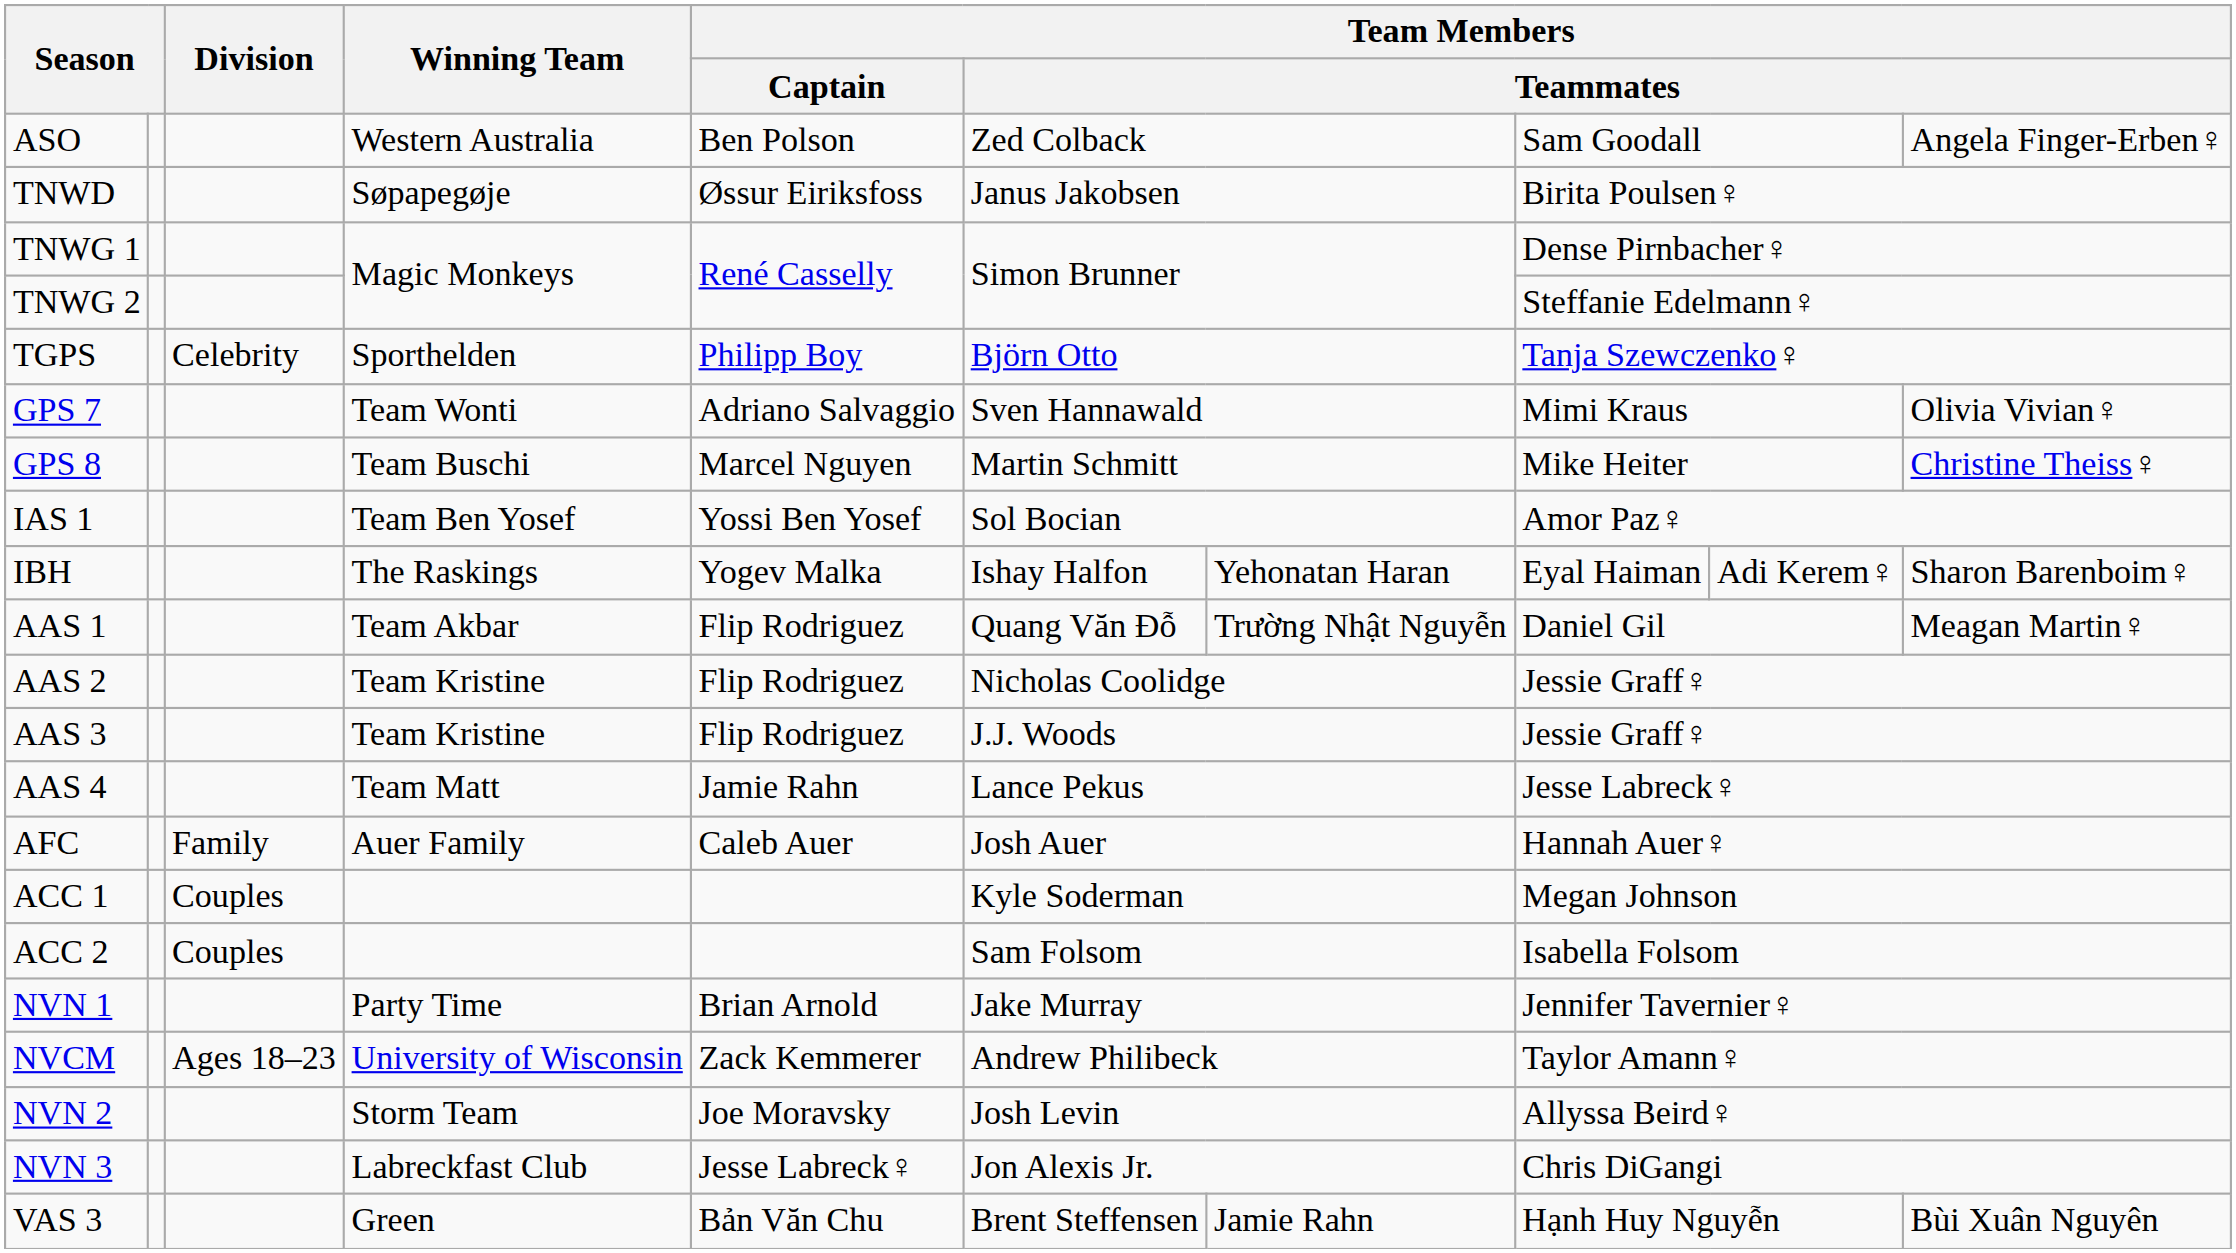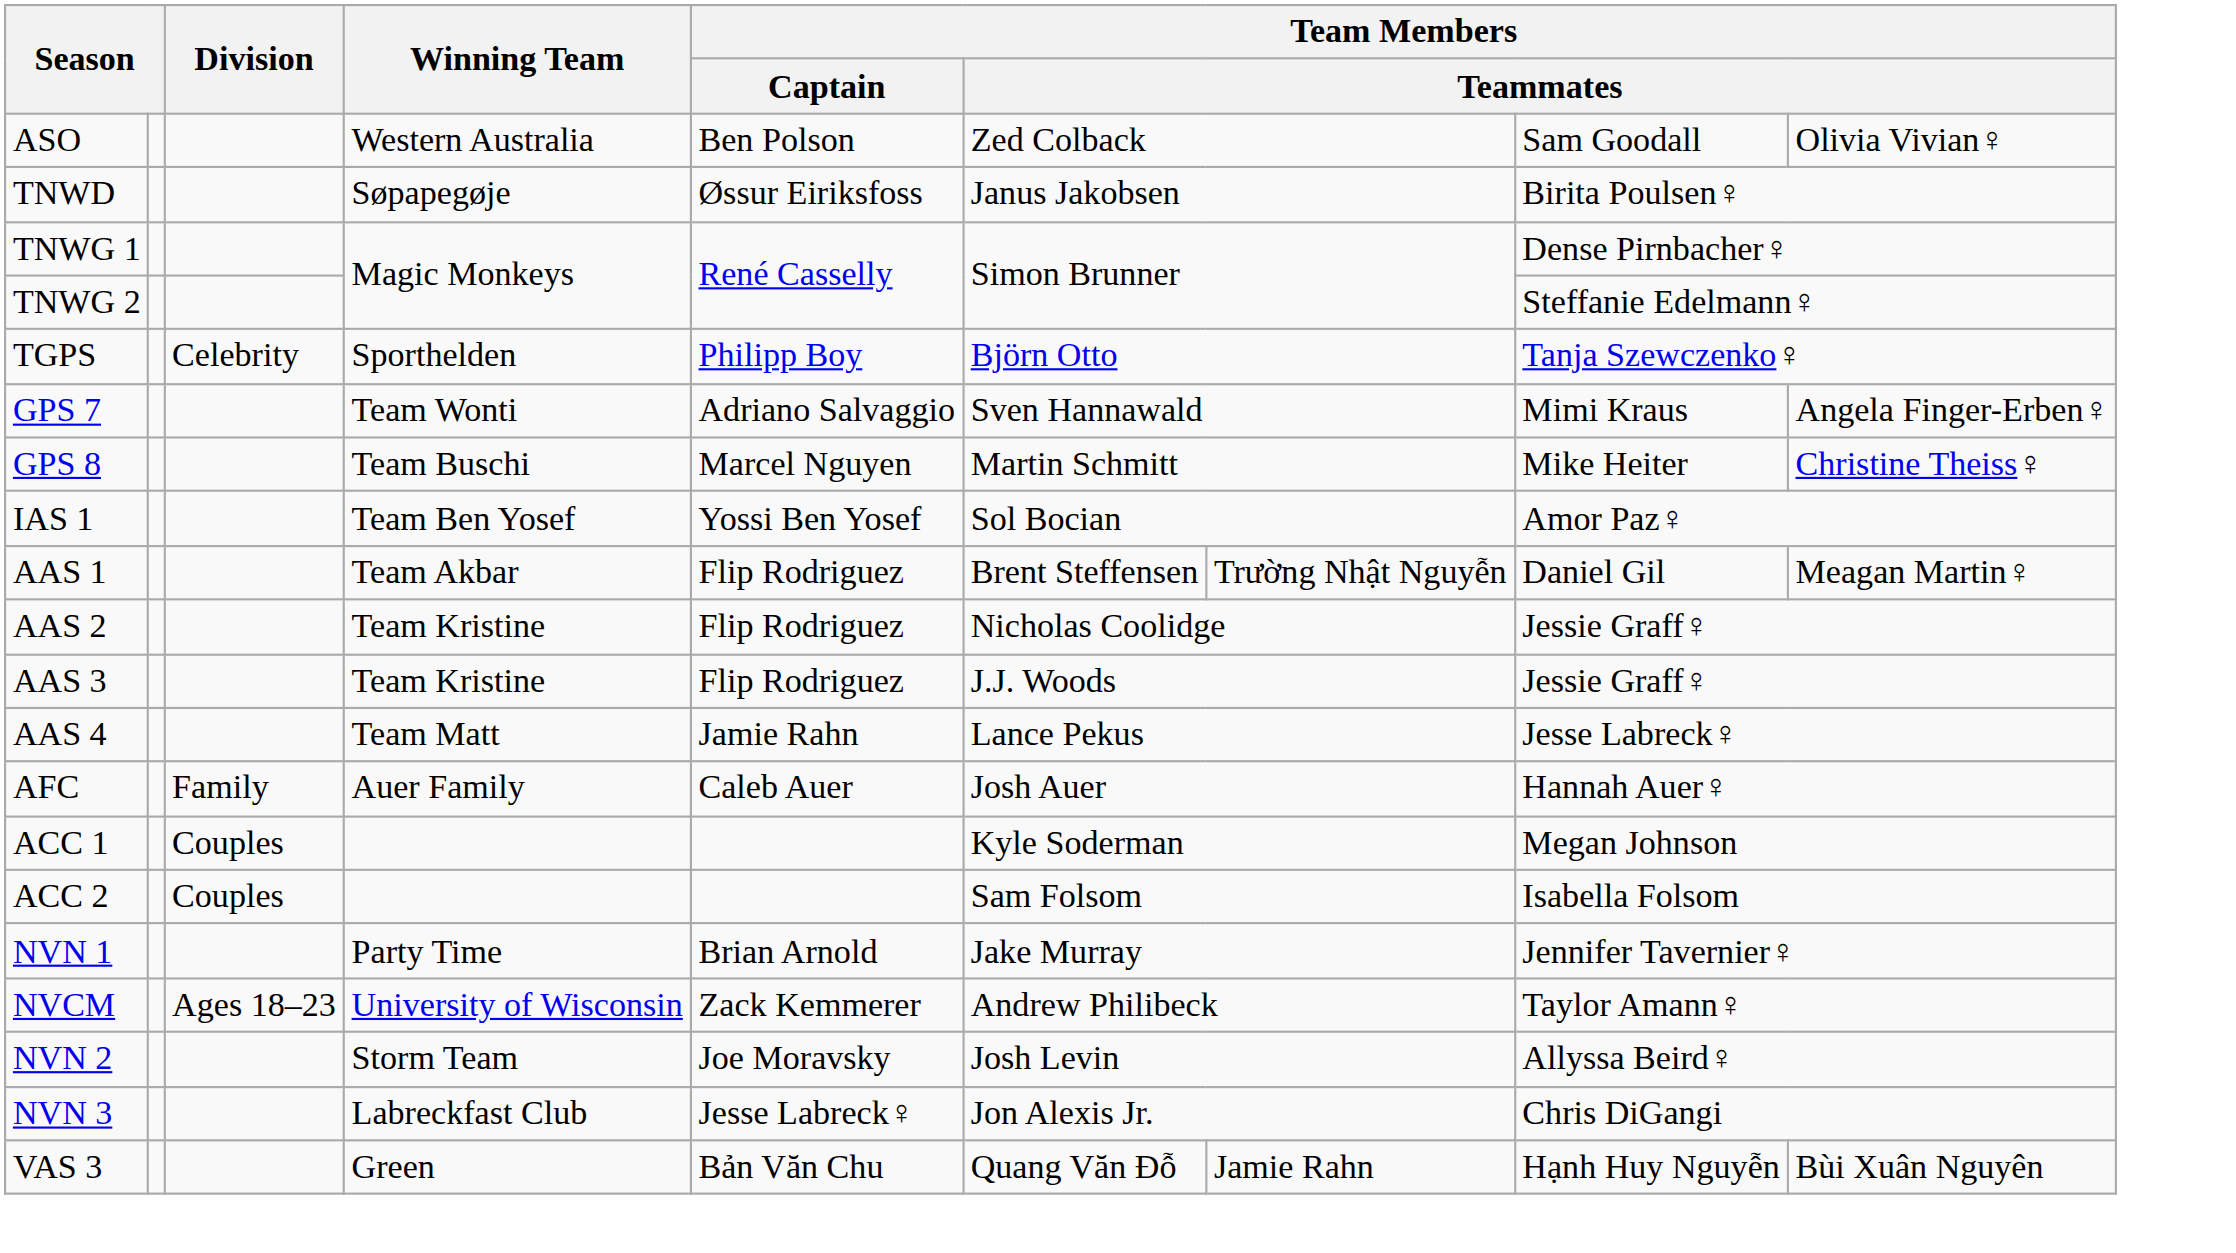(2067, 139) Angela Finger-Erben♀ -> (1900, 139) Olivia Vivian♀
(2015, 409) Olivia Vivian♀ -> (1952, 409) Angela Finger-Erben♀
- row: (42, 572)
(1074, 626) Quang Văn Đỗ -> (1084, 572) Brent Steffensen
(1084, 1220) Brent Steffensen -> (1074, 1166) Quang Văn Đỗ
